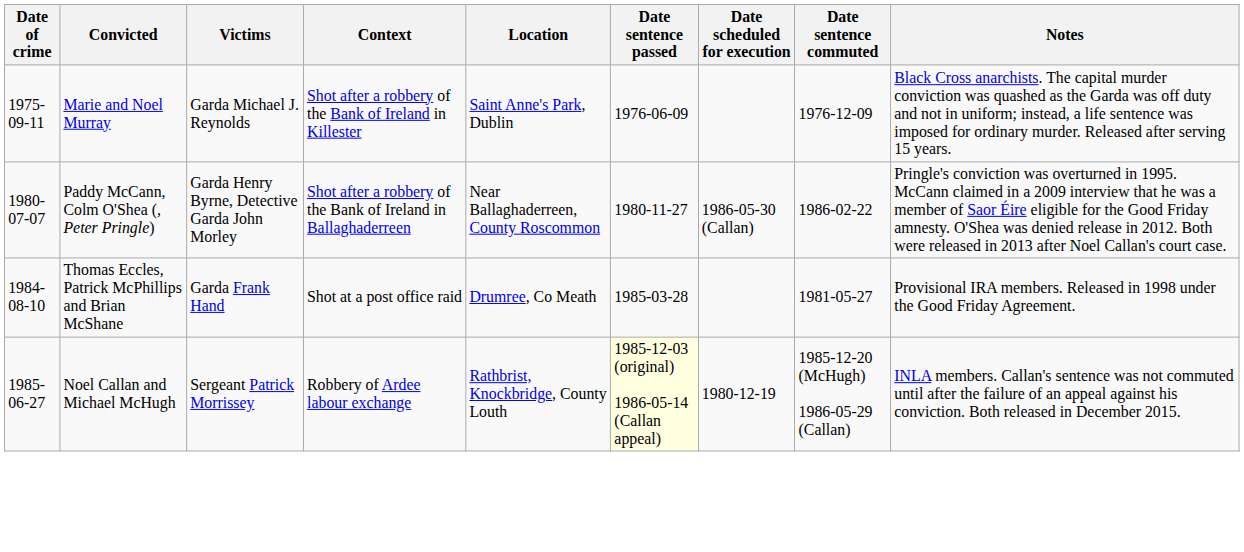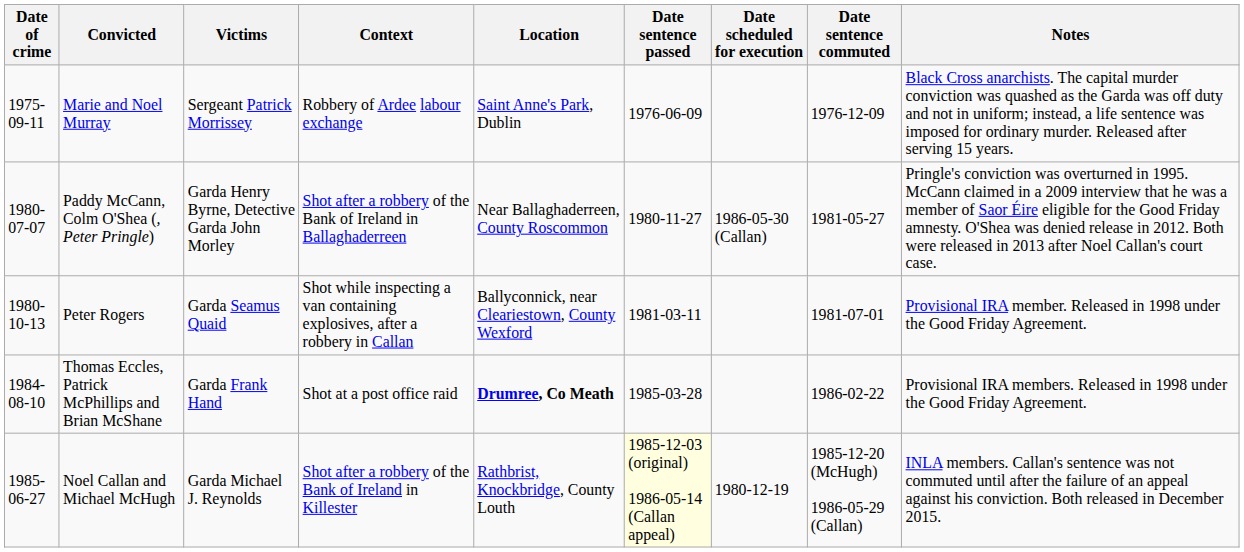(245, 113) Garda Michael J. Reynolds -> (240, 113) Sergeant Patrick Morrissey
(379, 113) Shot after a robbery of the Bank of Ireland in Killester -> (382, 113) Robbery of Ardee labour exchange
(836, 209) 1986-02-22 -> (848, 218) 1981-05-27
+ row: (104, 315)
(533, 297) normal -> (545, 393) bold
(836, 297) 1981-05-27 -> (848, 393) 1986-02-22
(242, 393) Sergeant Patrick Morrissey -> (235, 490) Garda Michael J. Reynolds
(364, 393) Robbery of Ardee labour exchange -> (386, 490) Shot after a robbery of the Bank of Ireland in Killester
